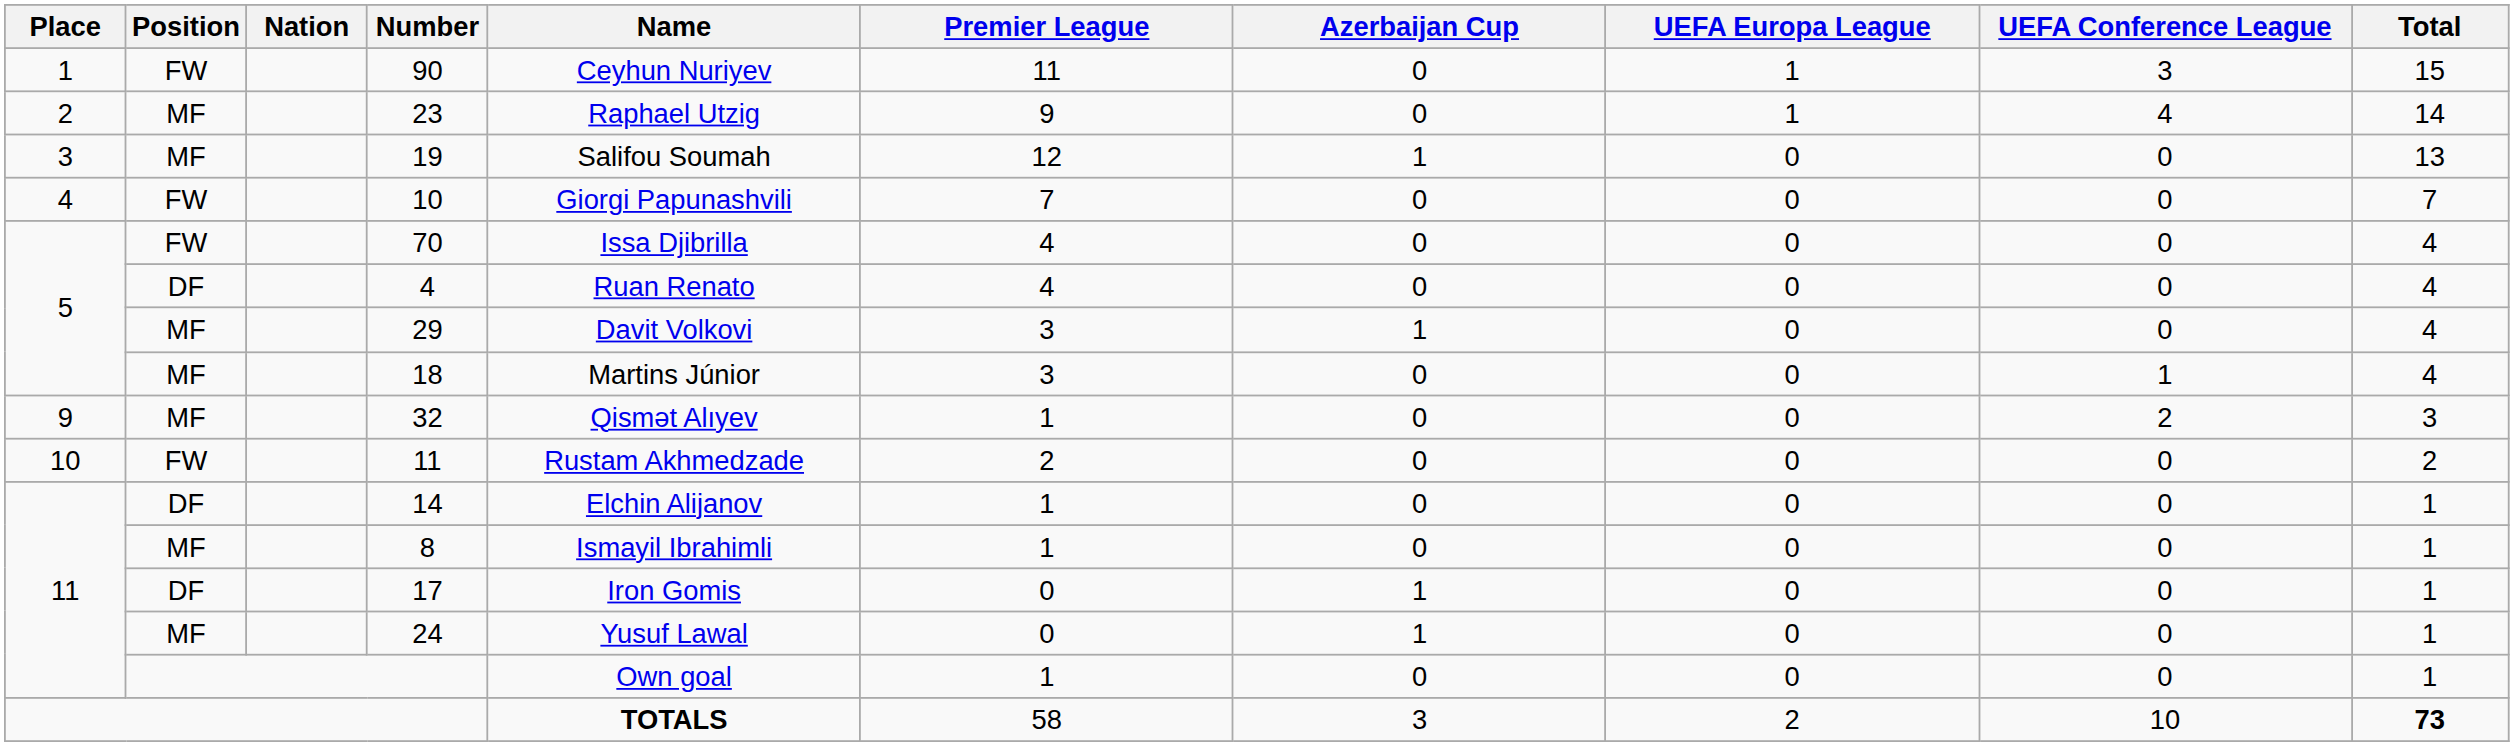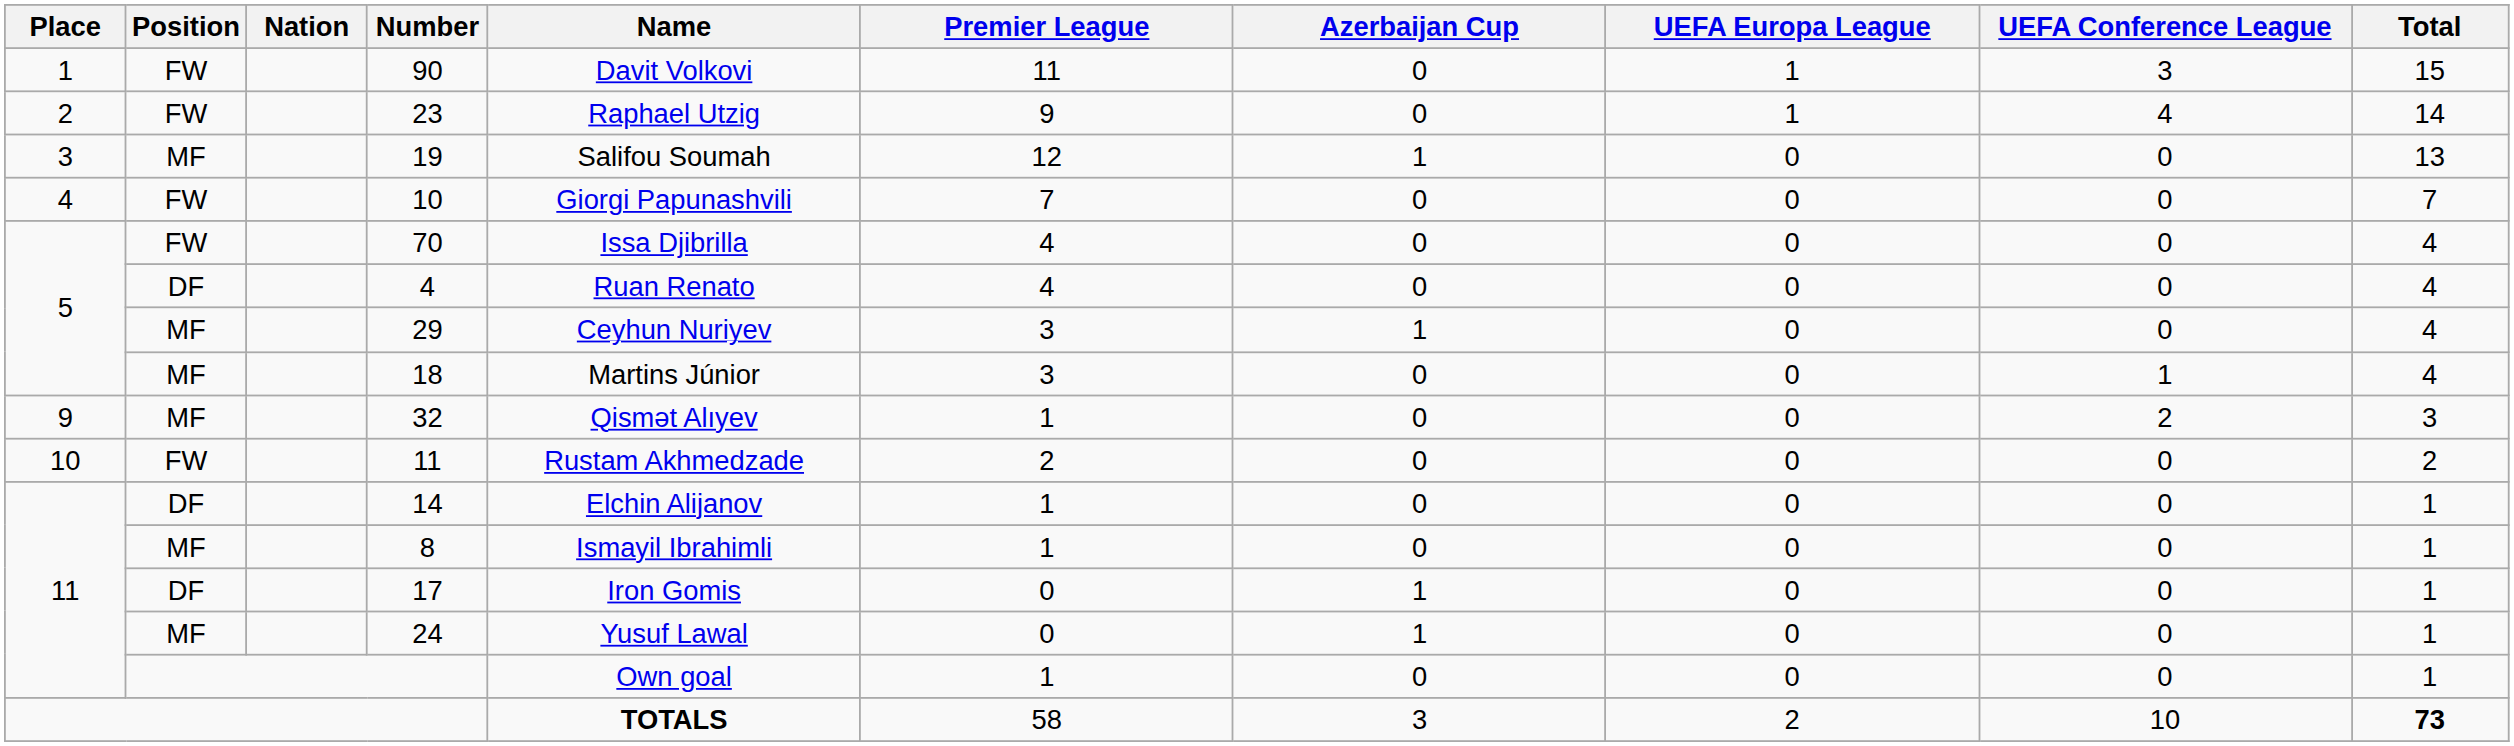(674, 70) Ceyhun Nuriyev -> (674, 70) Davit Volkovi
(186, 113) MF -> (186, 113) FW
(674, 330) Davit Volkovi -> (674, 330) Ceyhun Nuriyev
